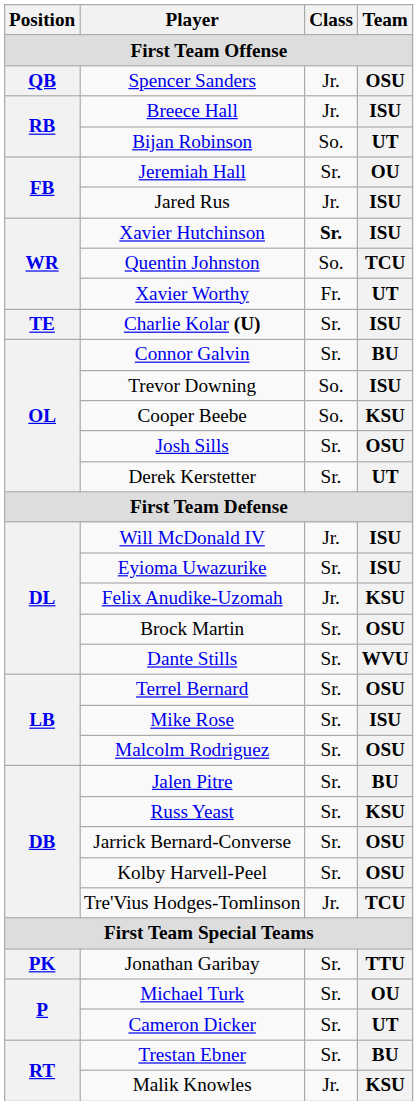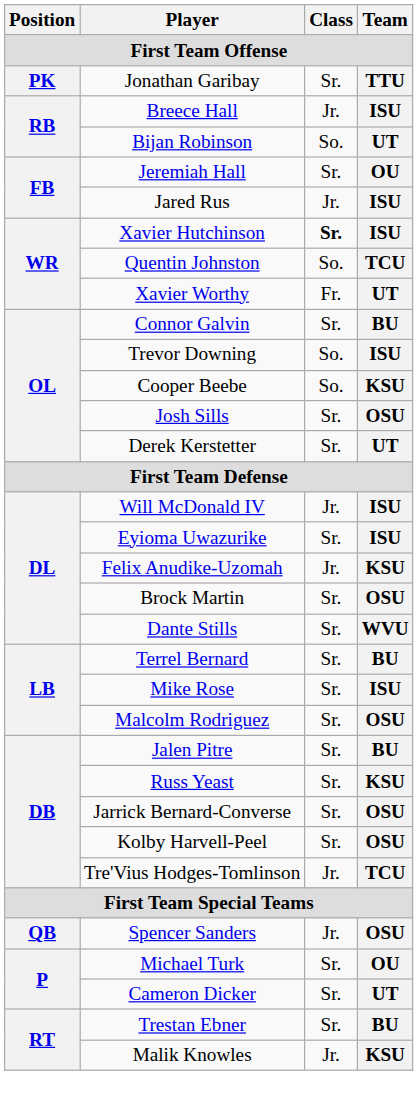rows swapped: (192, 80) <-> (192, 963)
- row: (192, 324)
(385, 689) OSU -> (385, 659) BU
